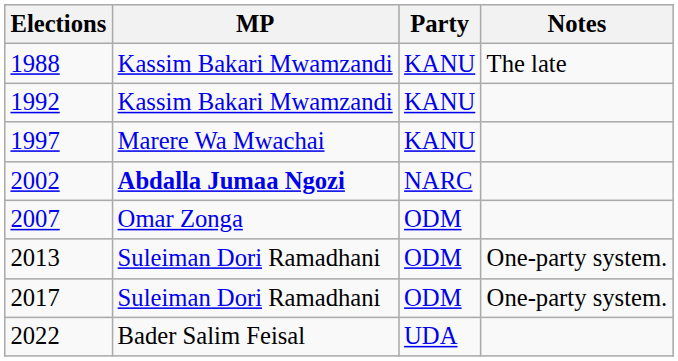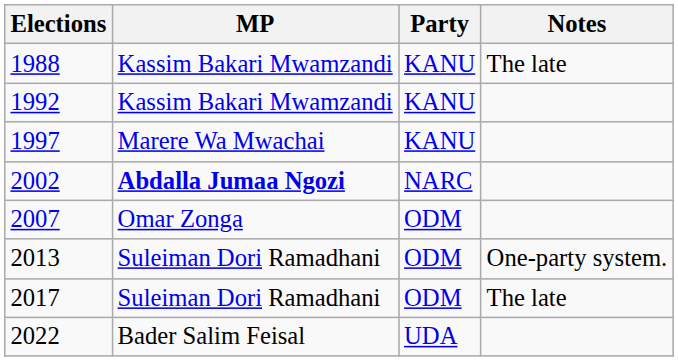(577, 297) One-party system. -> (527, 297) The late
